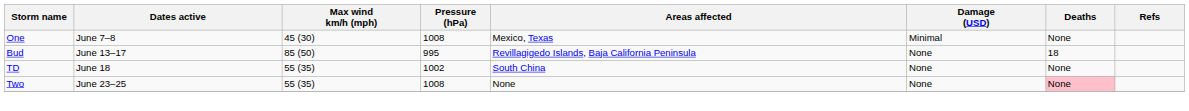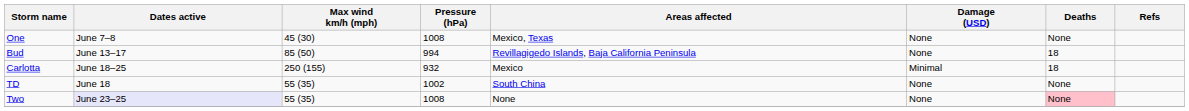(926, 38) Minimal -> (921, 38) None
(431, 53) 995 -> (431, 53) 994
+ row: (23, 68)
(101, 83) no background -> (101, 99) lavender background
